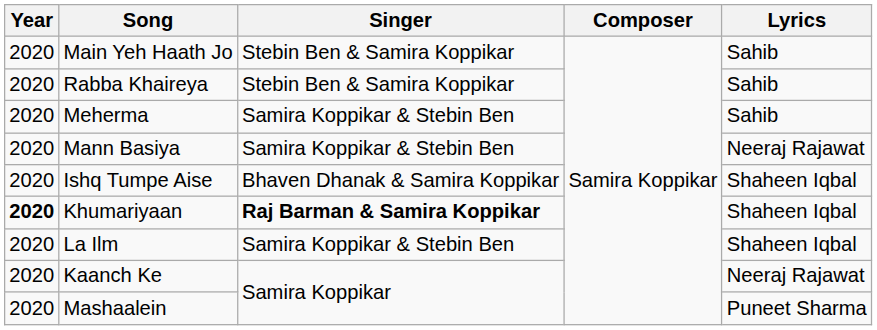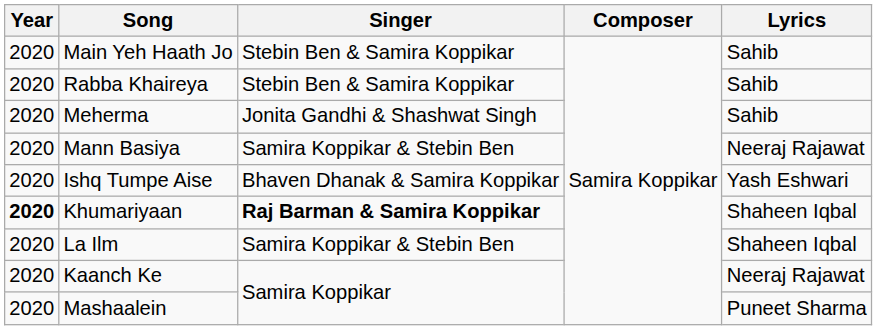(378, 116) Samira Koppikar & Stebin Ben -> (389, 116) Jonita Gandhi & Shashwat Singh
(792, 180) Shaheen Iqbal -> (788, 180) Yash Eshwari
